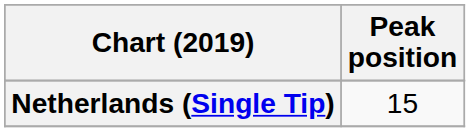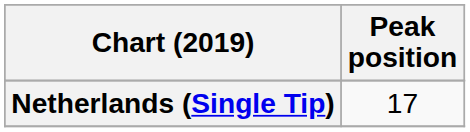(402, 103) 15 -> (402, 103) 17
